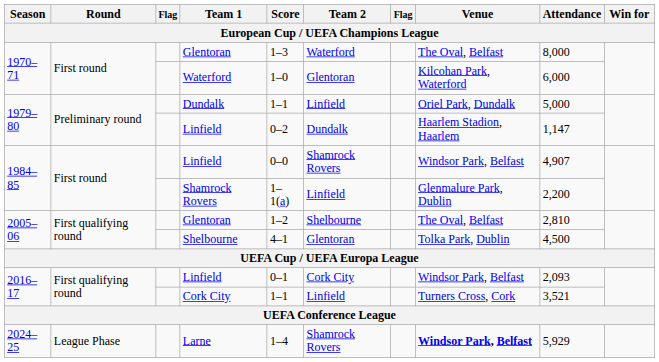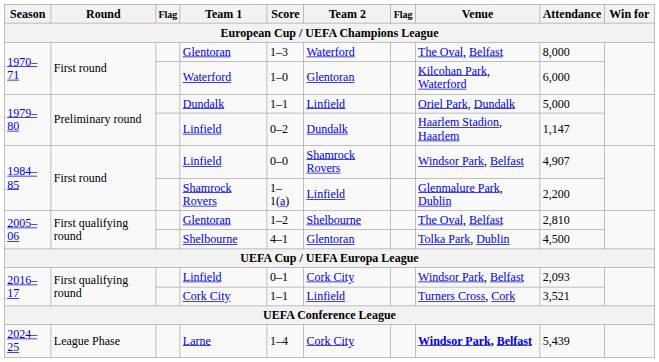(331, 341) Shamrock Rovers -> (330, 341) Cork City
(556, 341) 5,929 -> (556, 341) 5,439
